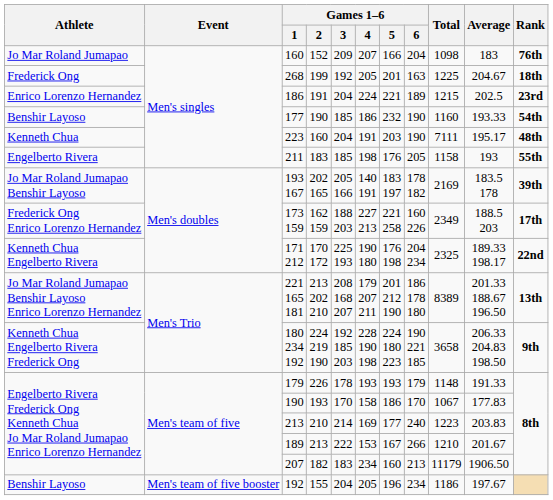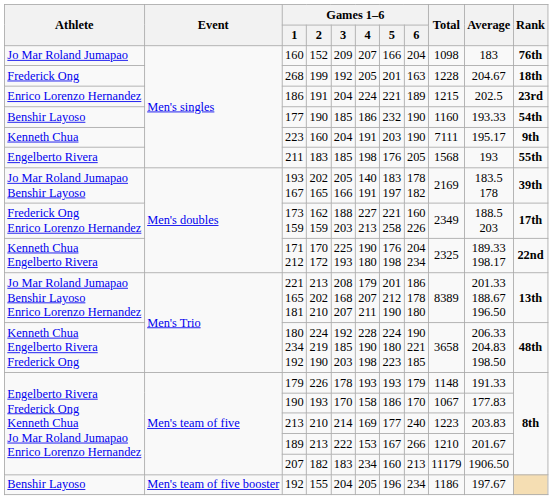(446, 76) 1225 -> (446, 76) 1228
(531, 137) 48th -> (531, 137) 9th
(446, 158) 1158 -> (446, 158) 1568
(531, 347) 9th -> (531, 347) 48th
